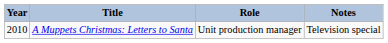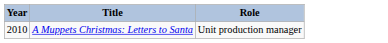- column: (343, 13)
